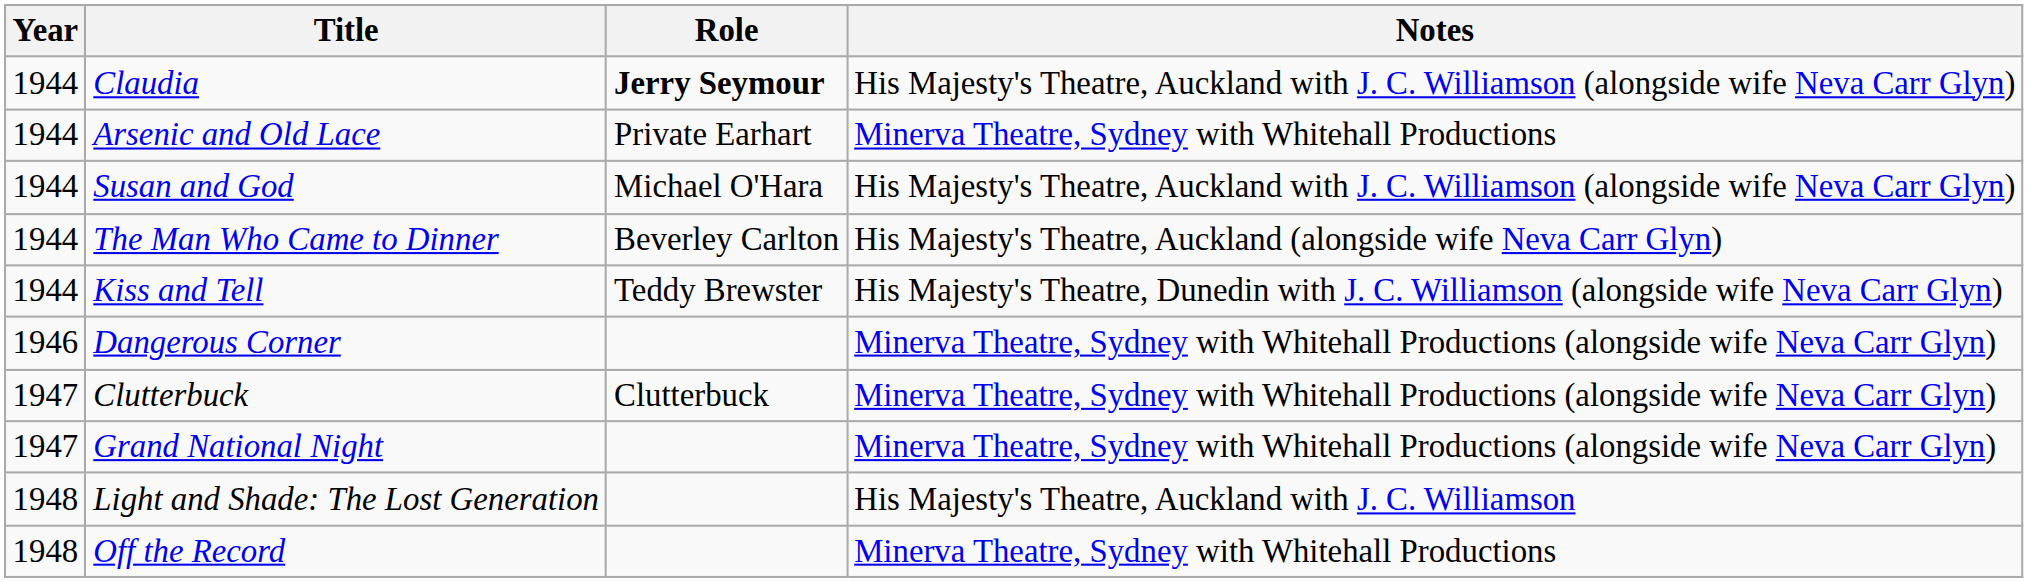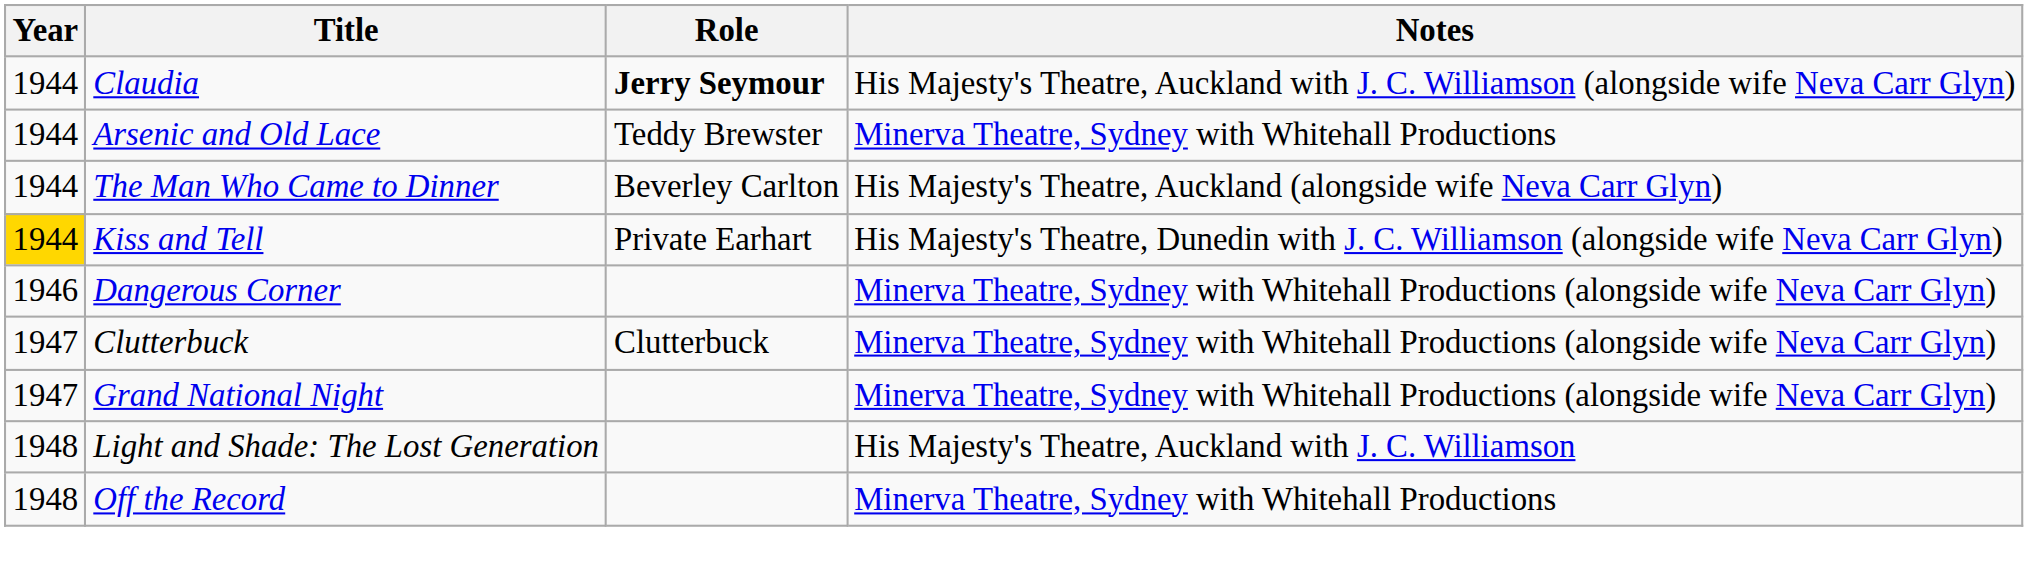(713, 134) Private Earhart -> (718, 134) Teddy Brewster
- row: (194, 186)
(45, 290) no background -> (45, 238) gold background
(718, 290) Teddy Brewster -> (713, 238) Private Earhart
